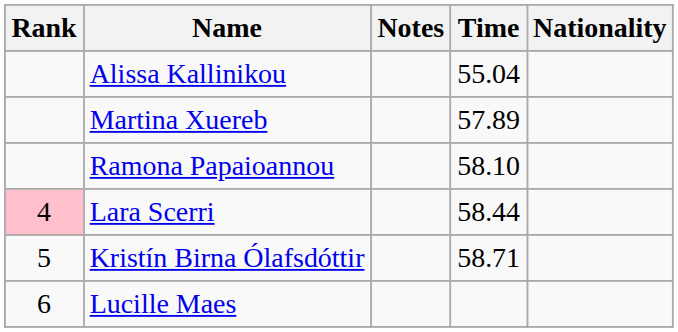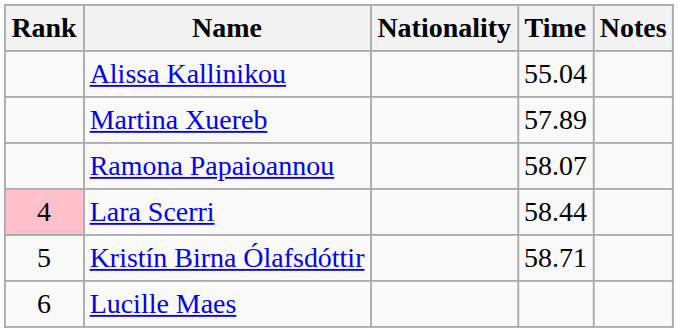columns swapped: (600, 27) <-> (411, 27)
(489, 166) 58.10 -> (555, 166) 58.07
